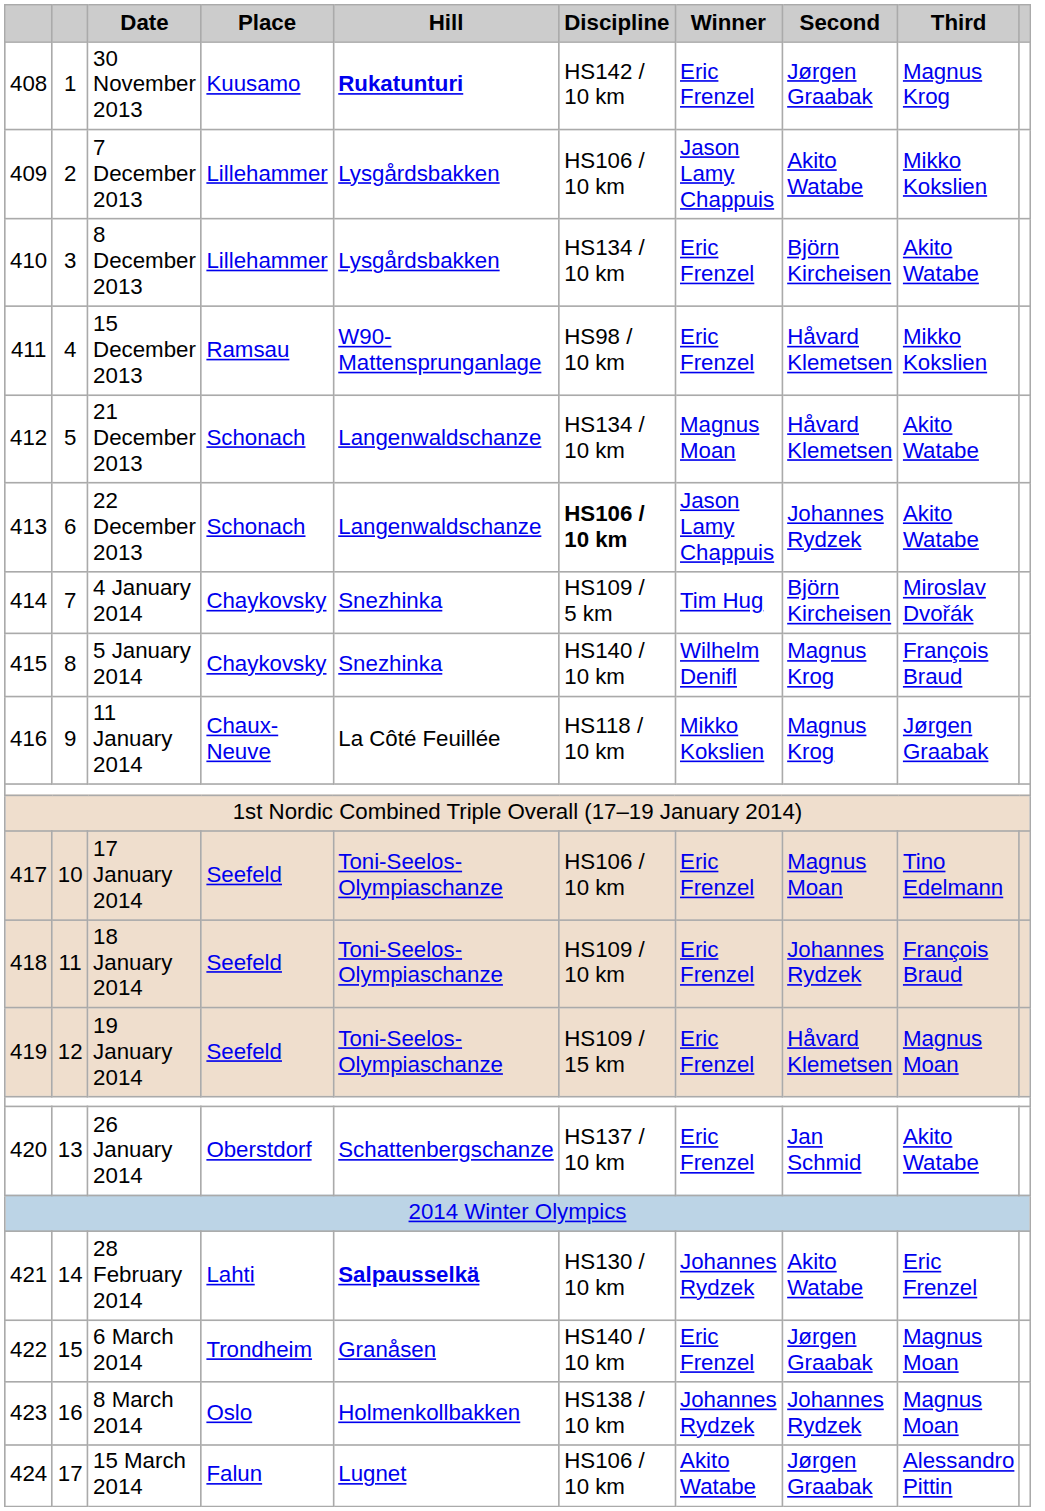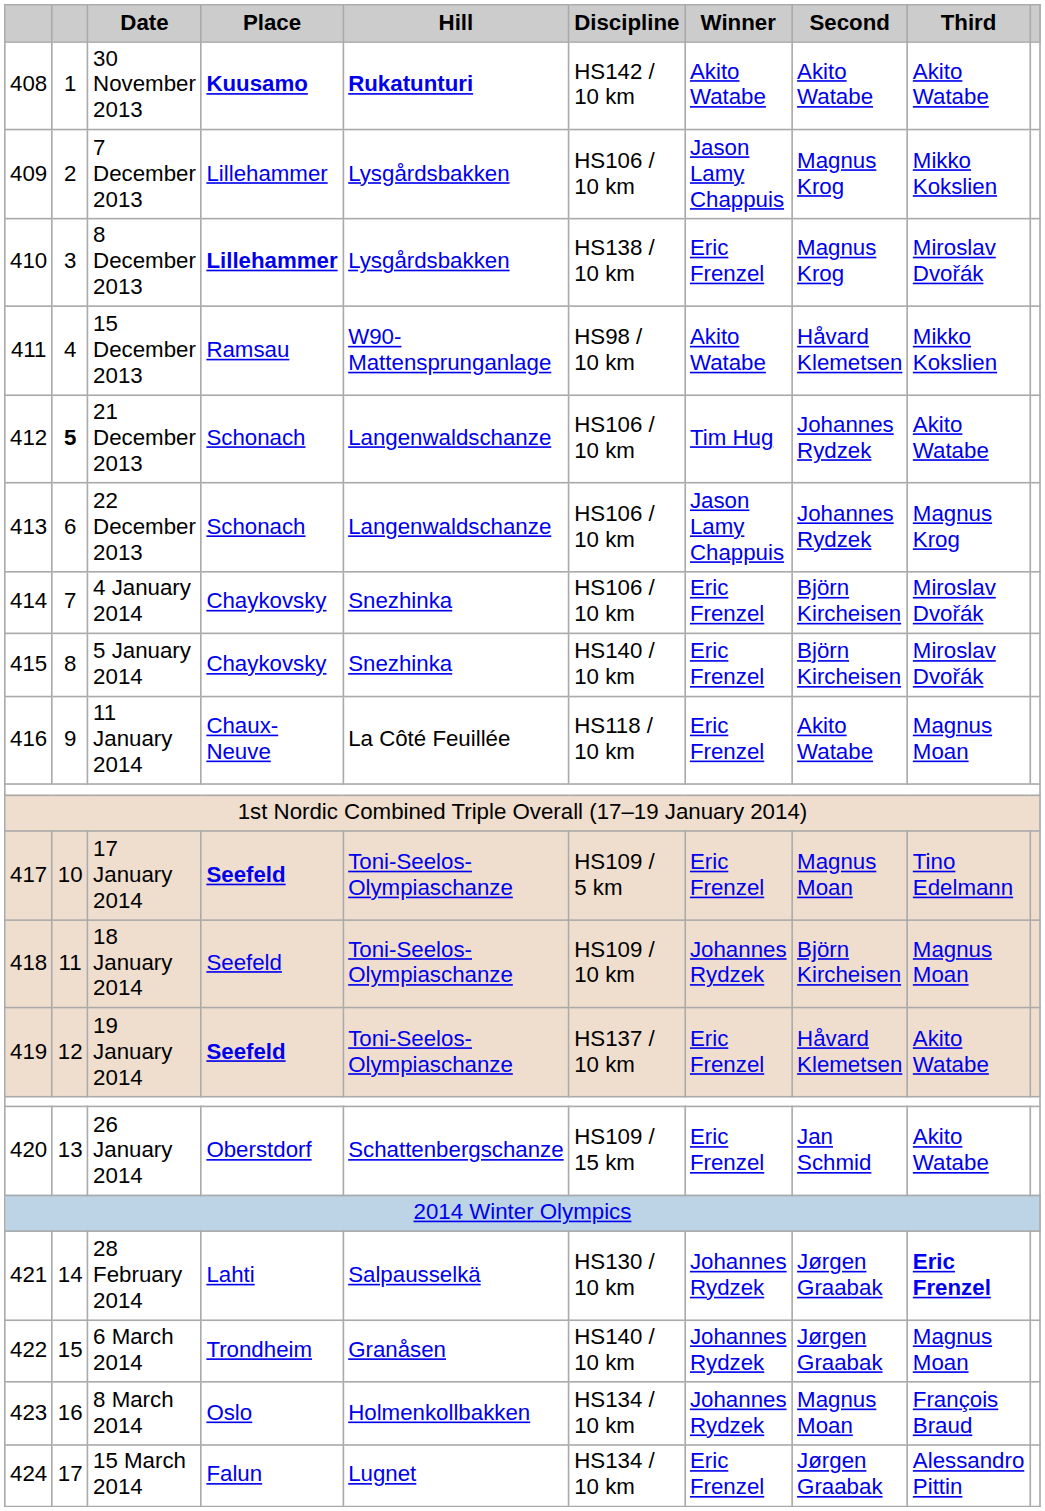(253, 84) normal -> (257, 84) bold
(717, 84) Eric Frenzel -> (728, 84) Akito Watabe
(830, 84) Jørgen Graabak -> (835, 84) Akito Watabe
(943, 84) Magnus Krog -> (951, 84) Akito Watabe
(825, 173) Akito Watabe -> (837, 173) Magnus Krog
(267, 261) normal -> (272, 261) bold
(605, 261) HS134 / 10 km -> (614, 261) HS138 / 10 km
(839, 261) Björn Kircheisen -> (837, 261) Magnus Krog
(941, 261) Akito Watabe -> (954, 261) Miroslav Dvořák
(717, 349) Eric Frenzel -> (728, 349) Akito Watabe
(70, 438) normal -> (70, 438) bold
(605, 438) HS134 / 10 km -> (614, 438) HS106 / 10 km
(720, 438) Magnus Moan -> (732, 438) Tim Hug
(840, 438) Håvard Klemetsen -> (845, 438) Johannes Rydzek
(605, 526) bold -> (614, 526) normal
(941, 526) Akito Watabe -> (952, 526) Magnus Krog
(605, 601) HS109 / 5 km -> (614, 601) HS106 / 10 km
(722, 601) Tim Hug -> (727, 601) Eric Frenzel
(720, 663) Wilhelm Denifl -> (727, 663) Eric Frenzel
(827, 663) Magnus Krog -> (849, 663) Björn Kircheisen
(946, 663) François Braud -> (954, 663) Miroslav Dvořák
(722, 739) Mikko Kokslien -> (727, 739) Eric Frenzel
(827, 739) Magnus Krog -> (835, 739) Akito Watabe
(946, 739) Jørgen Graabak -> (952, 739) Magnus Moan
(244, 874) normal -> (246, 874) bold
(605, 874) HS106 / 10 km -> (614, 874) HS109 / 5 km
(717, 962) Eric Frenzel -> (738, 962) Johannes Rydzek
(835, 962) Johannes Rydzek -> (849, 962) Björn Kircheisen
(946, 962) François Braud -> (952, 962) Magnus Moan
(244, 1051) normal -> (246, 1051) bold
(605, 1051) HS109 / 15 km -> (614, 1051) HS137 / 10 km
(943, 1051) Magnus Moan -> (951, 1051) Akito Watabe
(605, 1149) HS137 / 10 km -> (614, 1149) HS109 / 15 km
(409, 1274) bold -> (414, 1274) normal
(825, 1274) Akito Watabe -> (840, 1274) Jørgen Graabak
(940, 1274) normal -> (952, 1274) bold
(717, 1350) Eric Frenzel -> (738, 1350) Johannes Rydzek
(605, 1412) HS138 / 10 km -> (614, 1412) HS134 / 10 km
(835, 1412) Johannes Rydzek -> (837, 1412) Magnus Moan
(943, 1412) Magnus Moan -> (956, 1412) François Braud
(605, 1474) HS106 / 10 km -> (614, 1474) HS134 / 10 km
(718, 1474) Akito Watabe -> (727, 1474) Eric Frenzel
